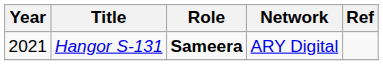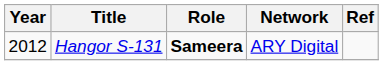(28, 45) 2021 -> (28, 45) 2012
